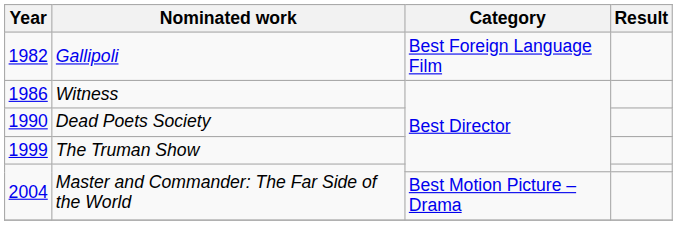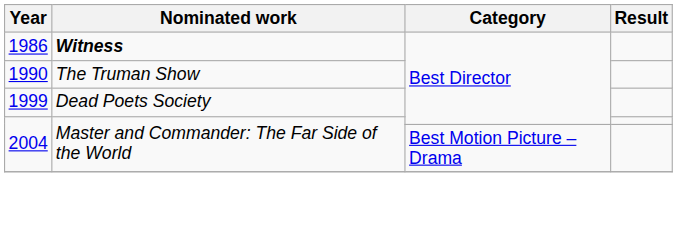- row: (28, 56)
(87, 94) normal -> (90, 46) bold
(133, 121) Dead Poets Society -> (128, 74) The Truman Show
(128, 149) The Truman Show -> (133, 102) Dead Poets Society
